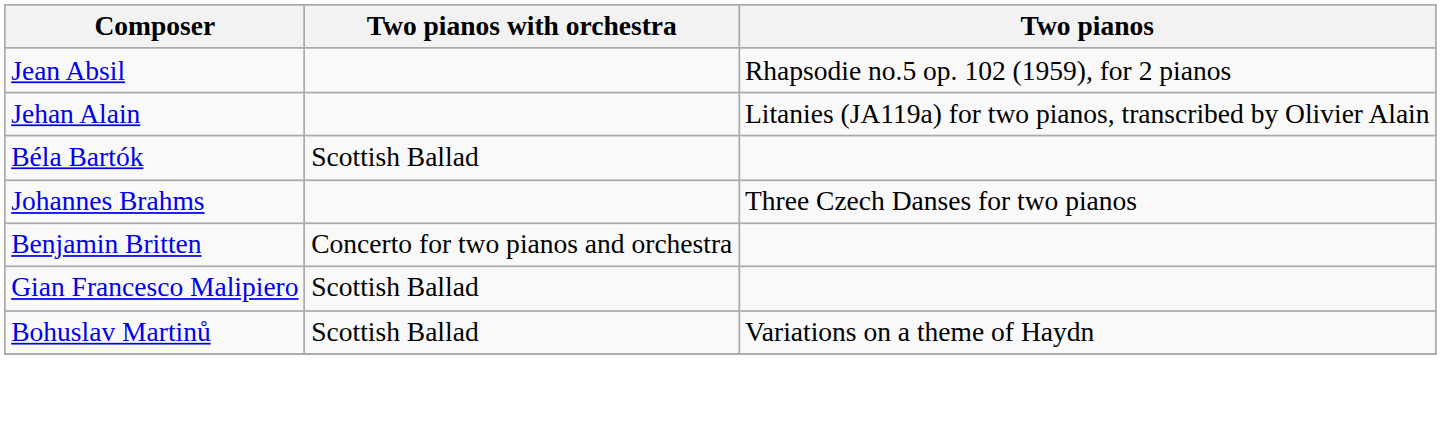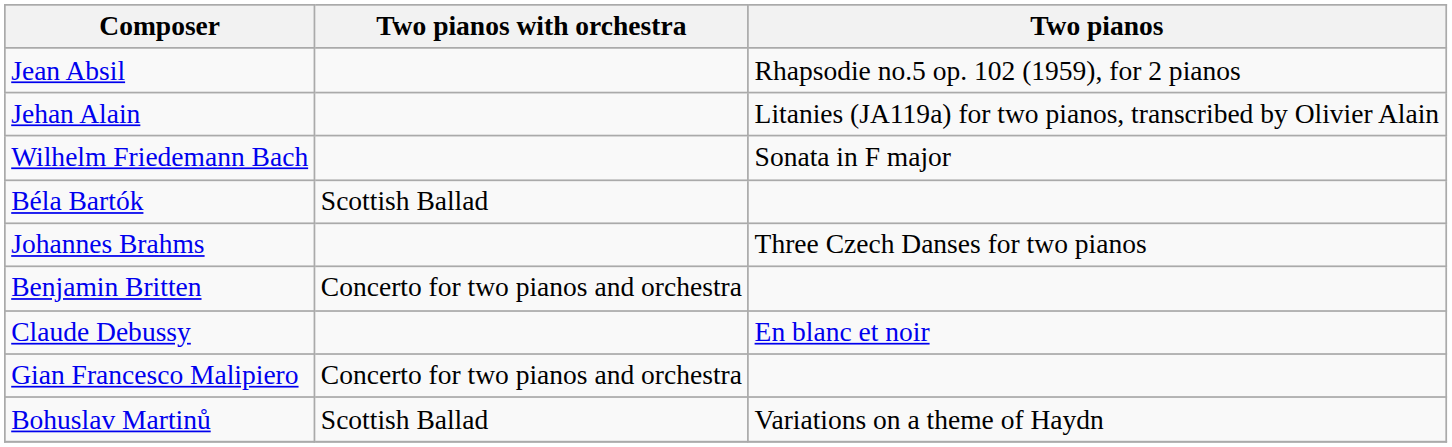+ row: (160, 157)
+ row: (101, 331)
(395, 288) Scottish Ballad -> (531, 375) Concerto for two pianos and orchestra
